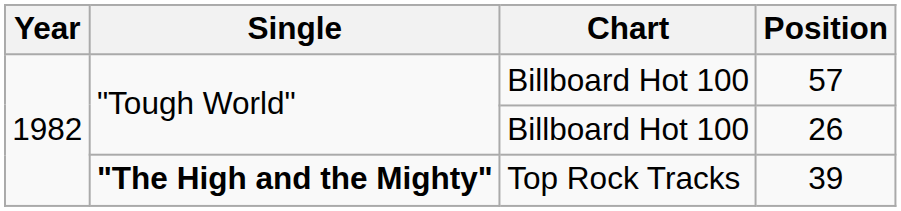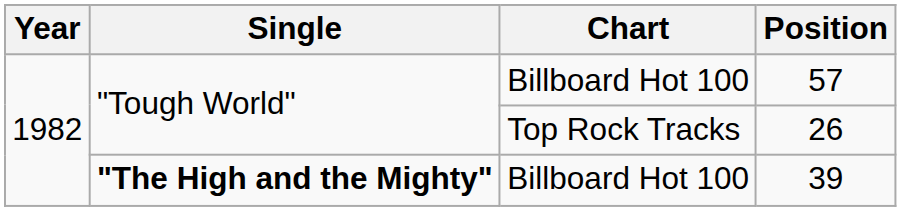(628, 129) Billboard Hot 100 -> (624, 129) Top Rock Tracks
(624, 179) Top Rock Tracks -> (628, 179) Billboard Hot 100
